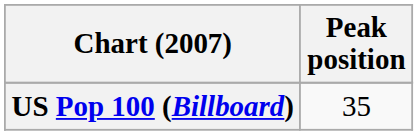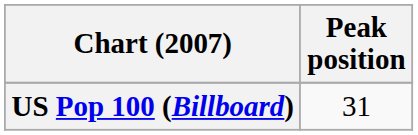(356, 105) 35 -> (356, 105) 31
